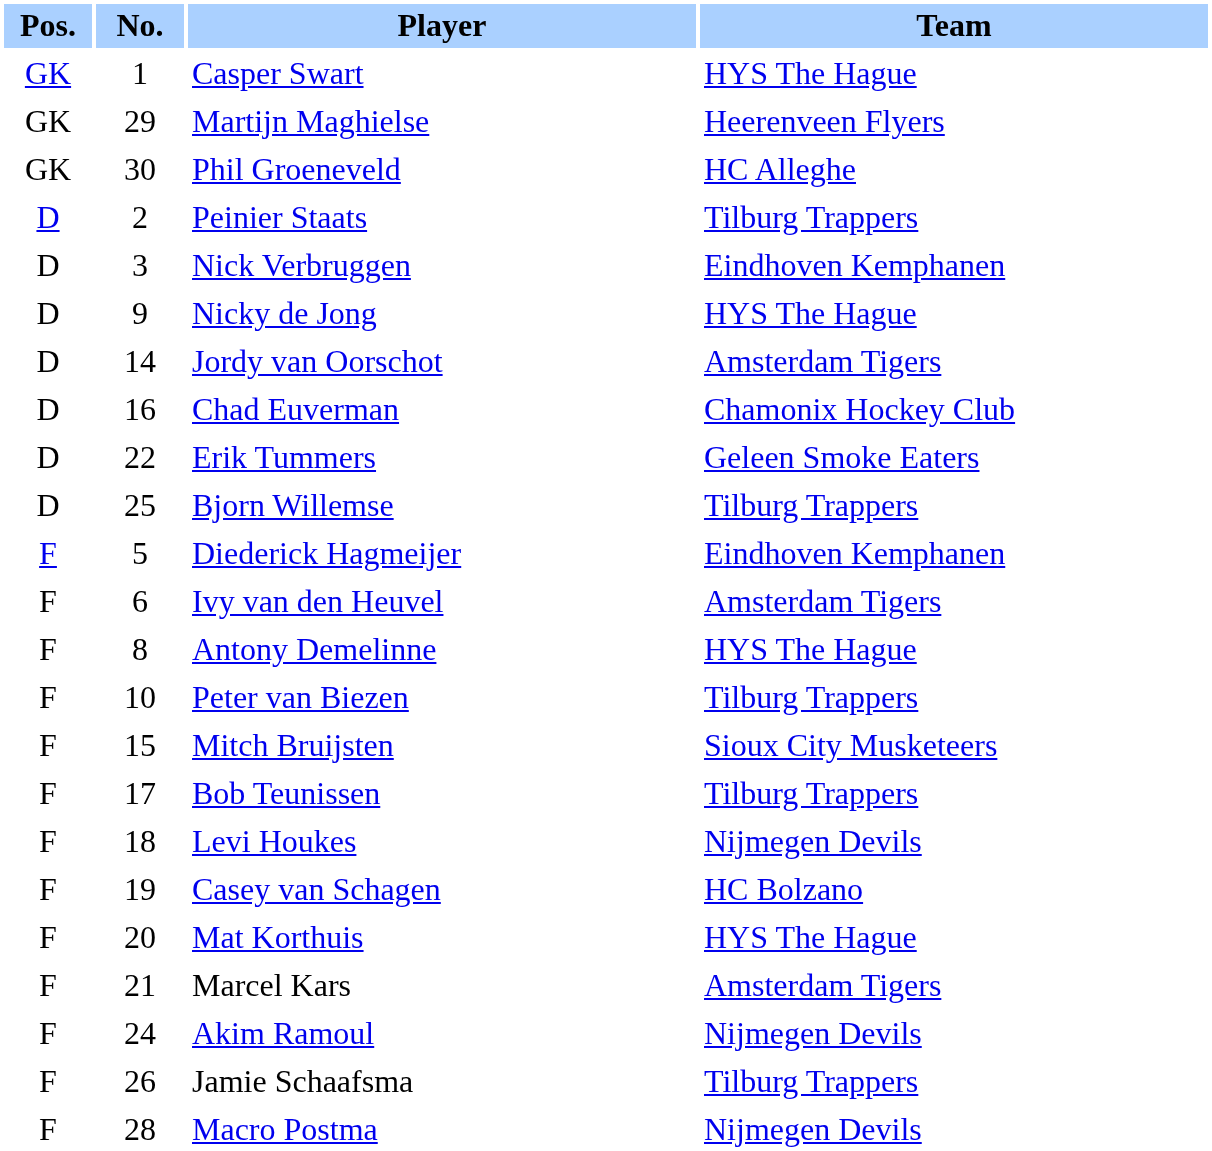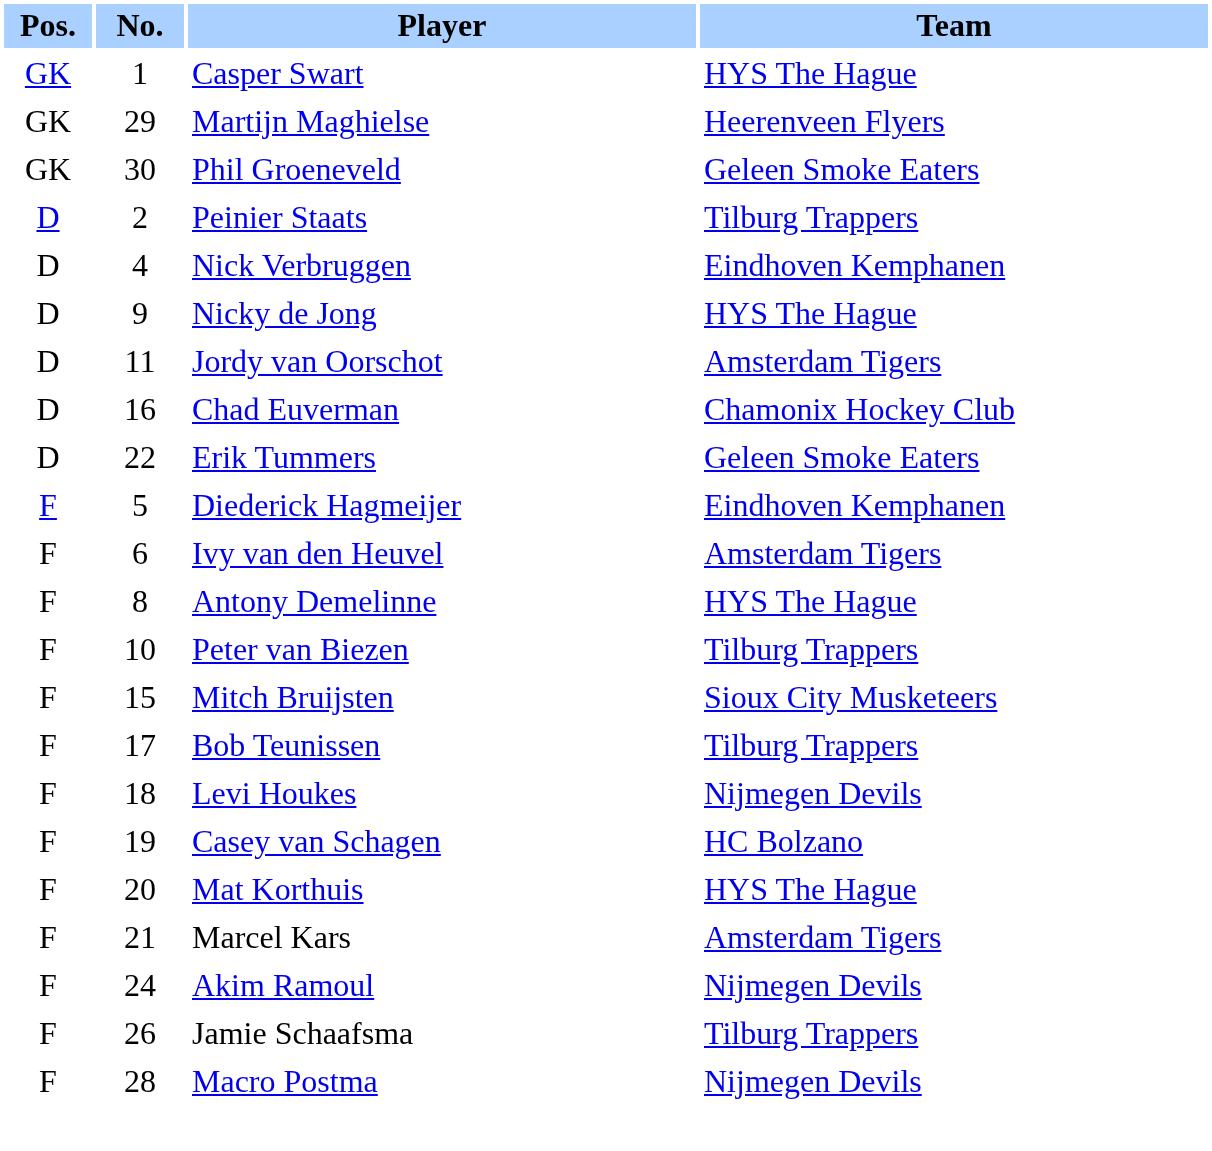(780, 169) HC Alleghe -> (842, 169) Geleen Smoke Eaters
(140, 265) 3 -> (140, 265) 4
(140, 361) 14 -> (140, 361) 11
- row: (293, 505)
